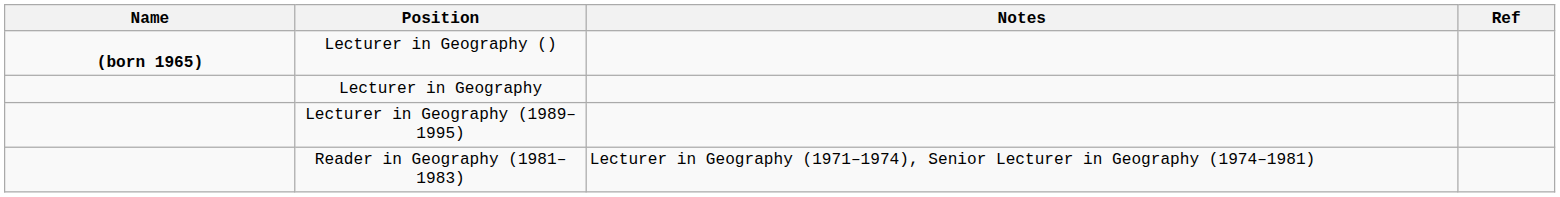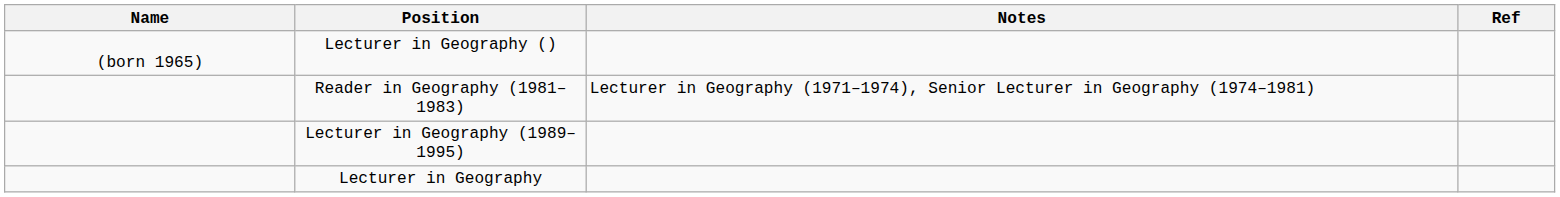(150, 63) bold -> (150, 63) normal
rows swapped: (441, 169) <-> (441, 89)
